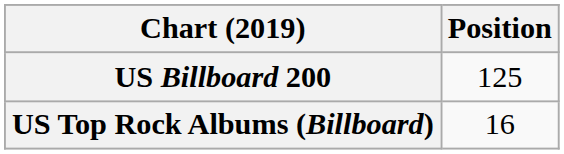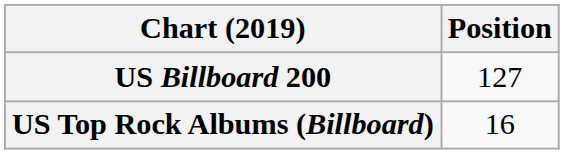(500, 76) 125 -> (500, 76) 127
